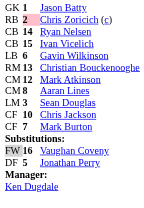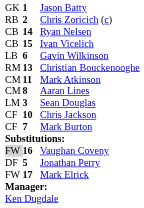(25, 20) pink background -> (25, 20) no background
(27, 79) 12 -> (27, 79) 11
+ row: (64, 174)
